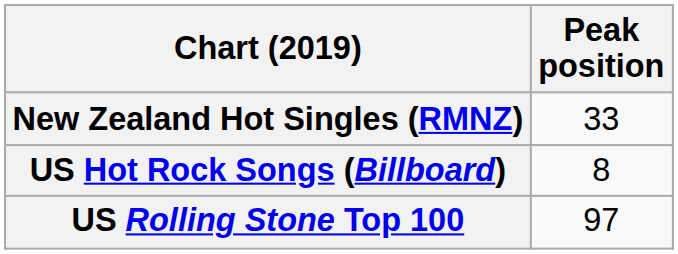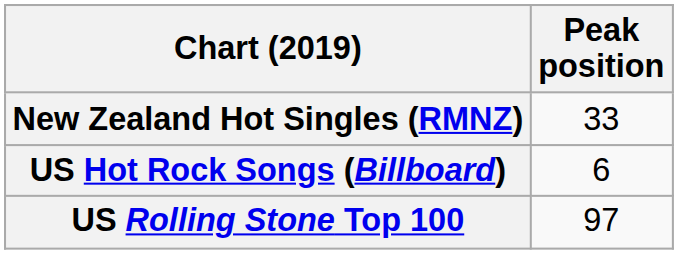(601, 169) 8 -> (601, 169) 6
